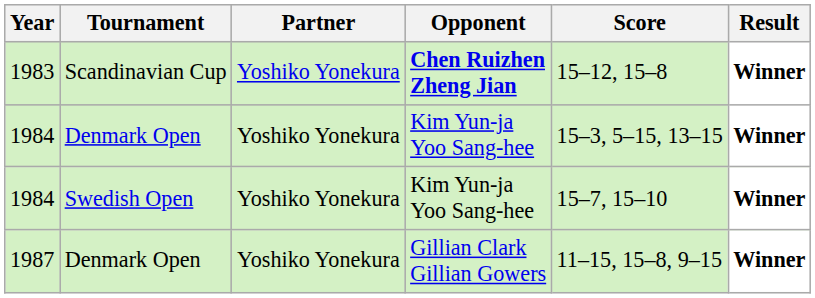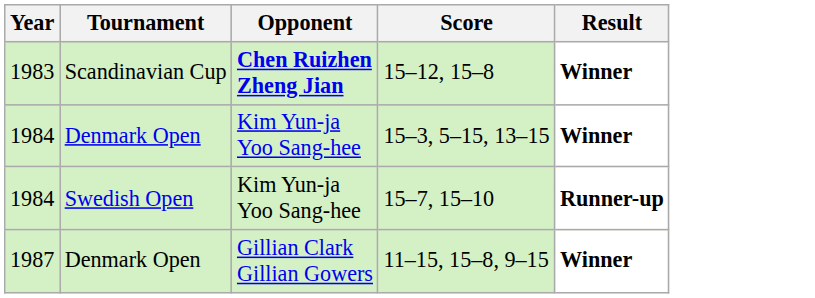- column: (318, 23)
(769, 198) Winner -> (612, 198) Runner-up
